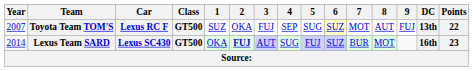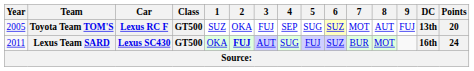(16, 27) 2007 -> (16, 27) 2005
(454, 27) 22 -> (454, 27) 20
(16, 42) 2014 -> (16, 42) 2011
(454, 42) 23 -> (454, 42) 24
